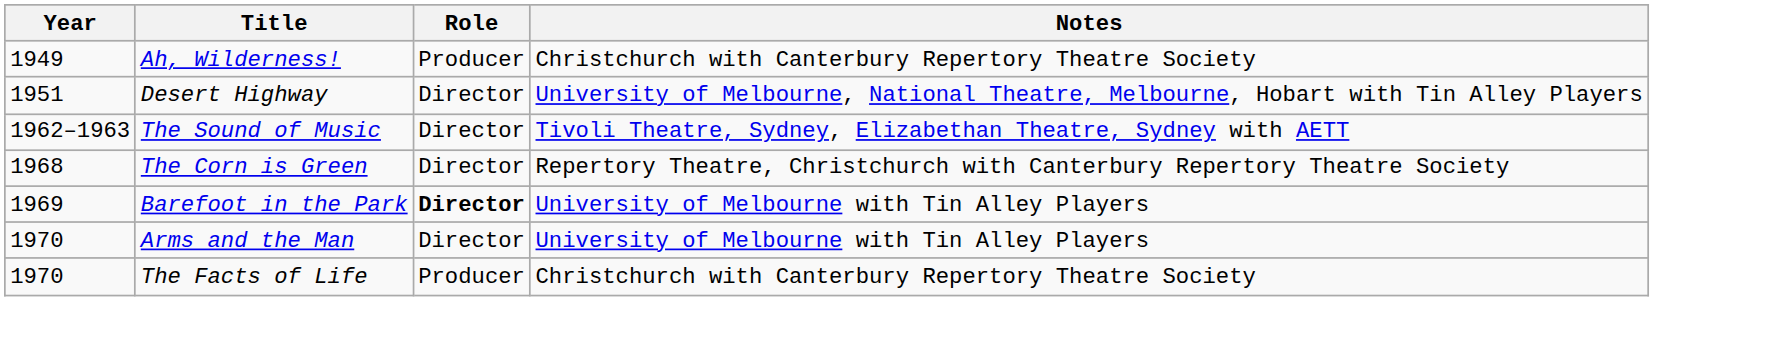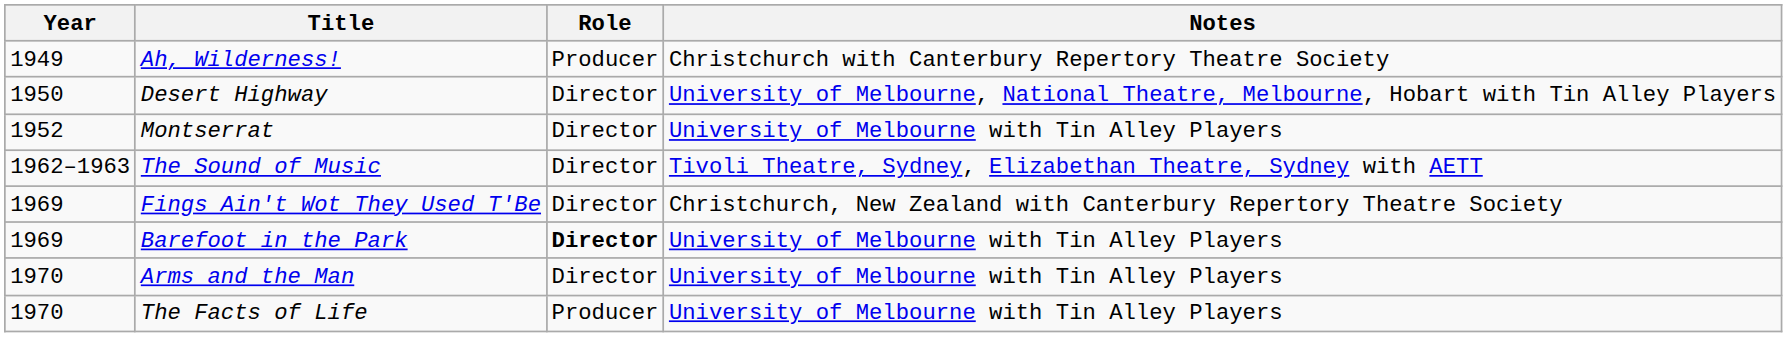(37, 95) 1951 -> (37, 95) 1950
+ row: (208, 132)
- row: (254, 168)
+ row: (341, 204)
(896, 277) Christchurch with Canterbury Repertory Theatre Society -> (976, 313) University of Melbourne with Tin Alley Players
